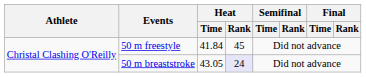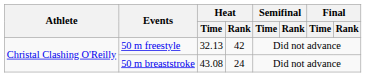(211, 46) 41.84 -> (211, 46) 32.13
(239, 46) 45 -> (239, 46) 42
(211, 63) 43.05 -> (211, 63) 43.08
(239, 63) lavender background -> (239, 63) no background
